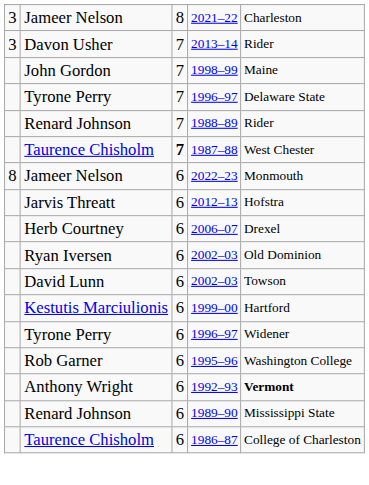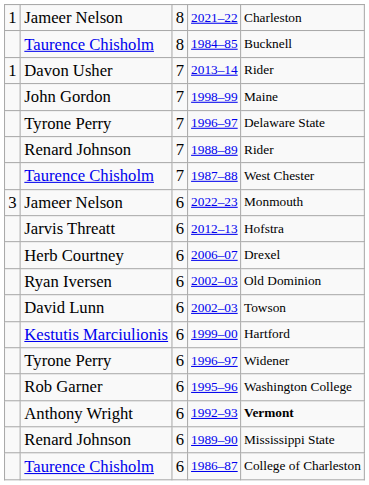(13, 17) 3 -> (13, 17) 1
+ row: (89, 44)
(13, 44) 3 -> (13, 70) 1
(180, 149) bold -> (180, 176) normal
(13, 176) 8 -> (13, 202) 3
